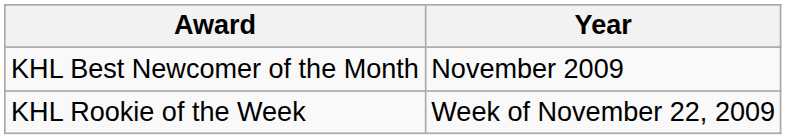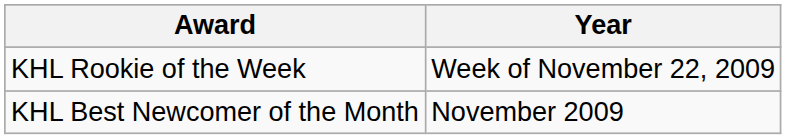rows swapped: (158, 111) <-> (215, 68)
